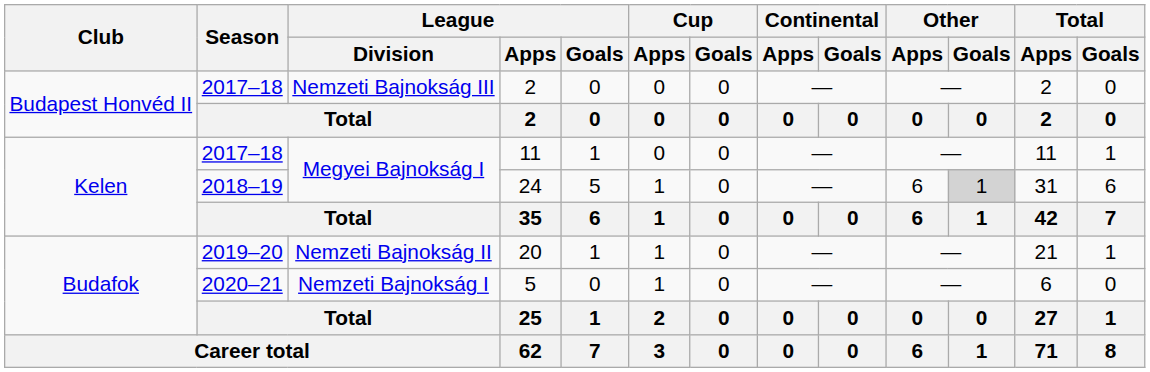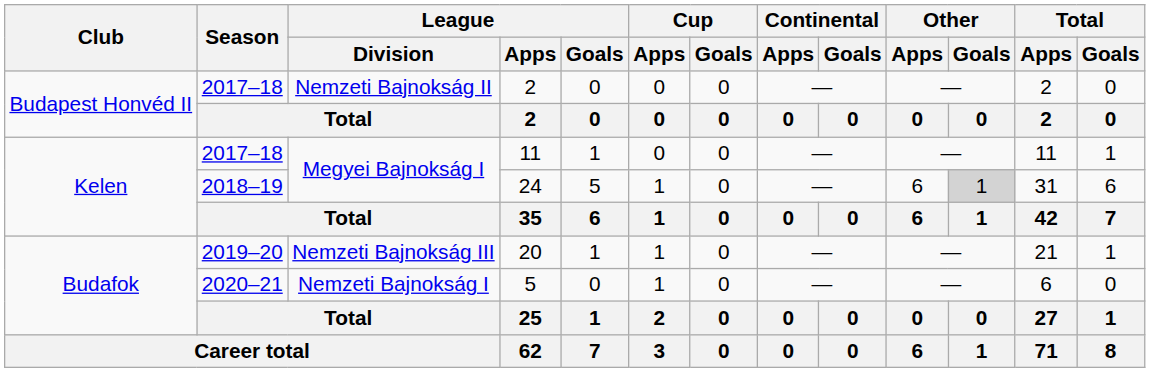(393, 86) Nemzeti Bajnokság III -> (393, 86) Nemzeti Bajnokság II
(393, 251) Nemzeti Bajnokság II -> (393, 251) Nemzeti Bajnokság III
